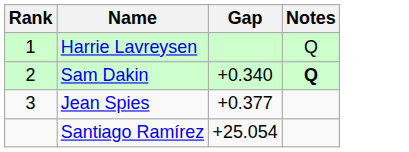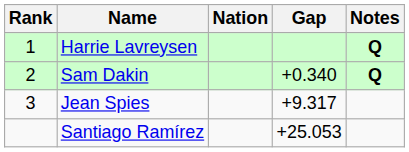+ column: (240, 18)
(311, 47) normal -> (375, 47) bold
(245, 103) +0.377 -> (309, 103) +9.317
(245, 132) +25.054 -> (309, 132) +25.053
